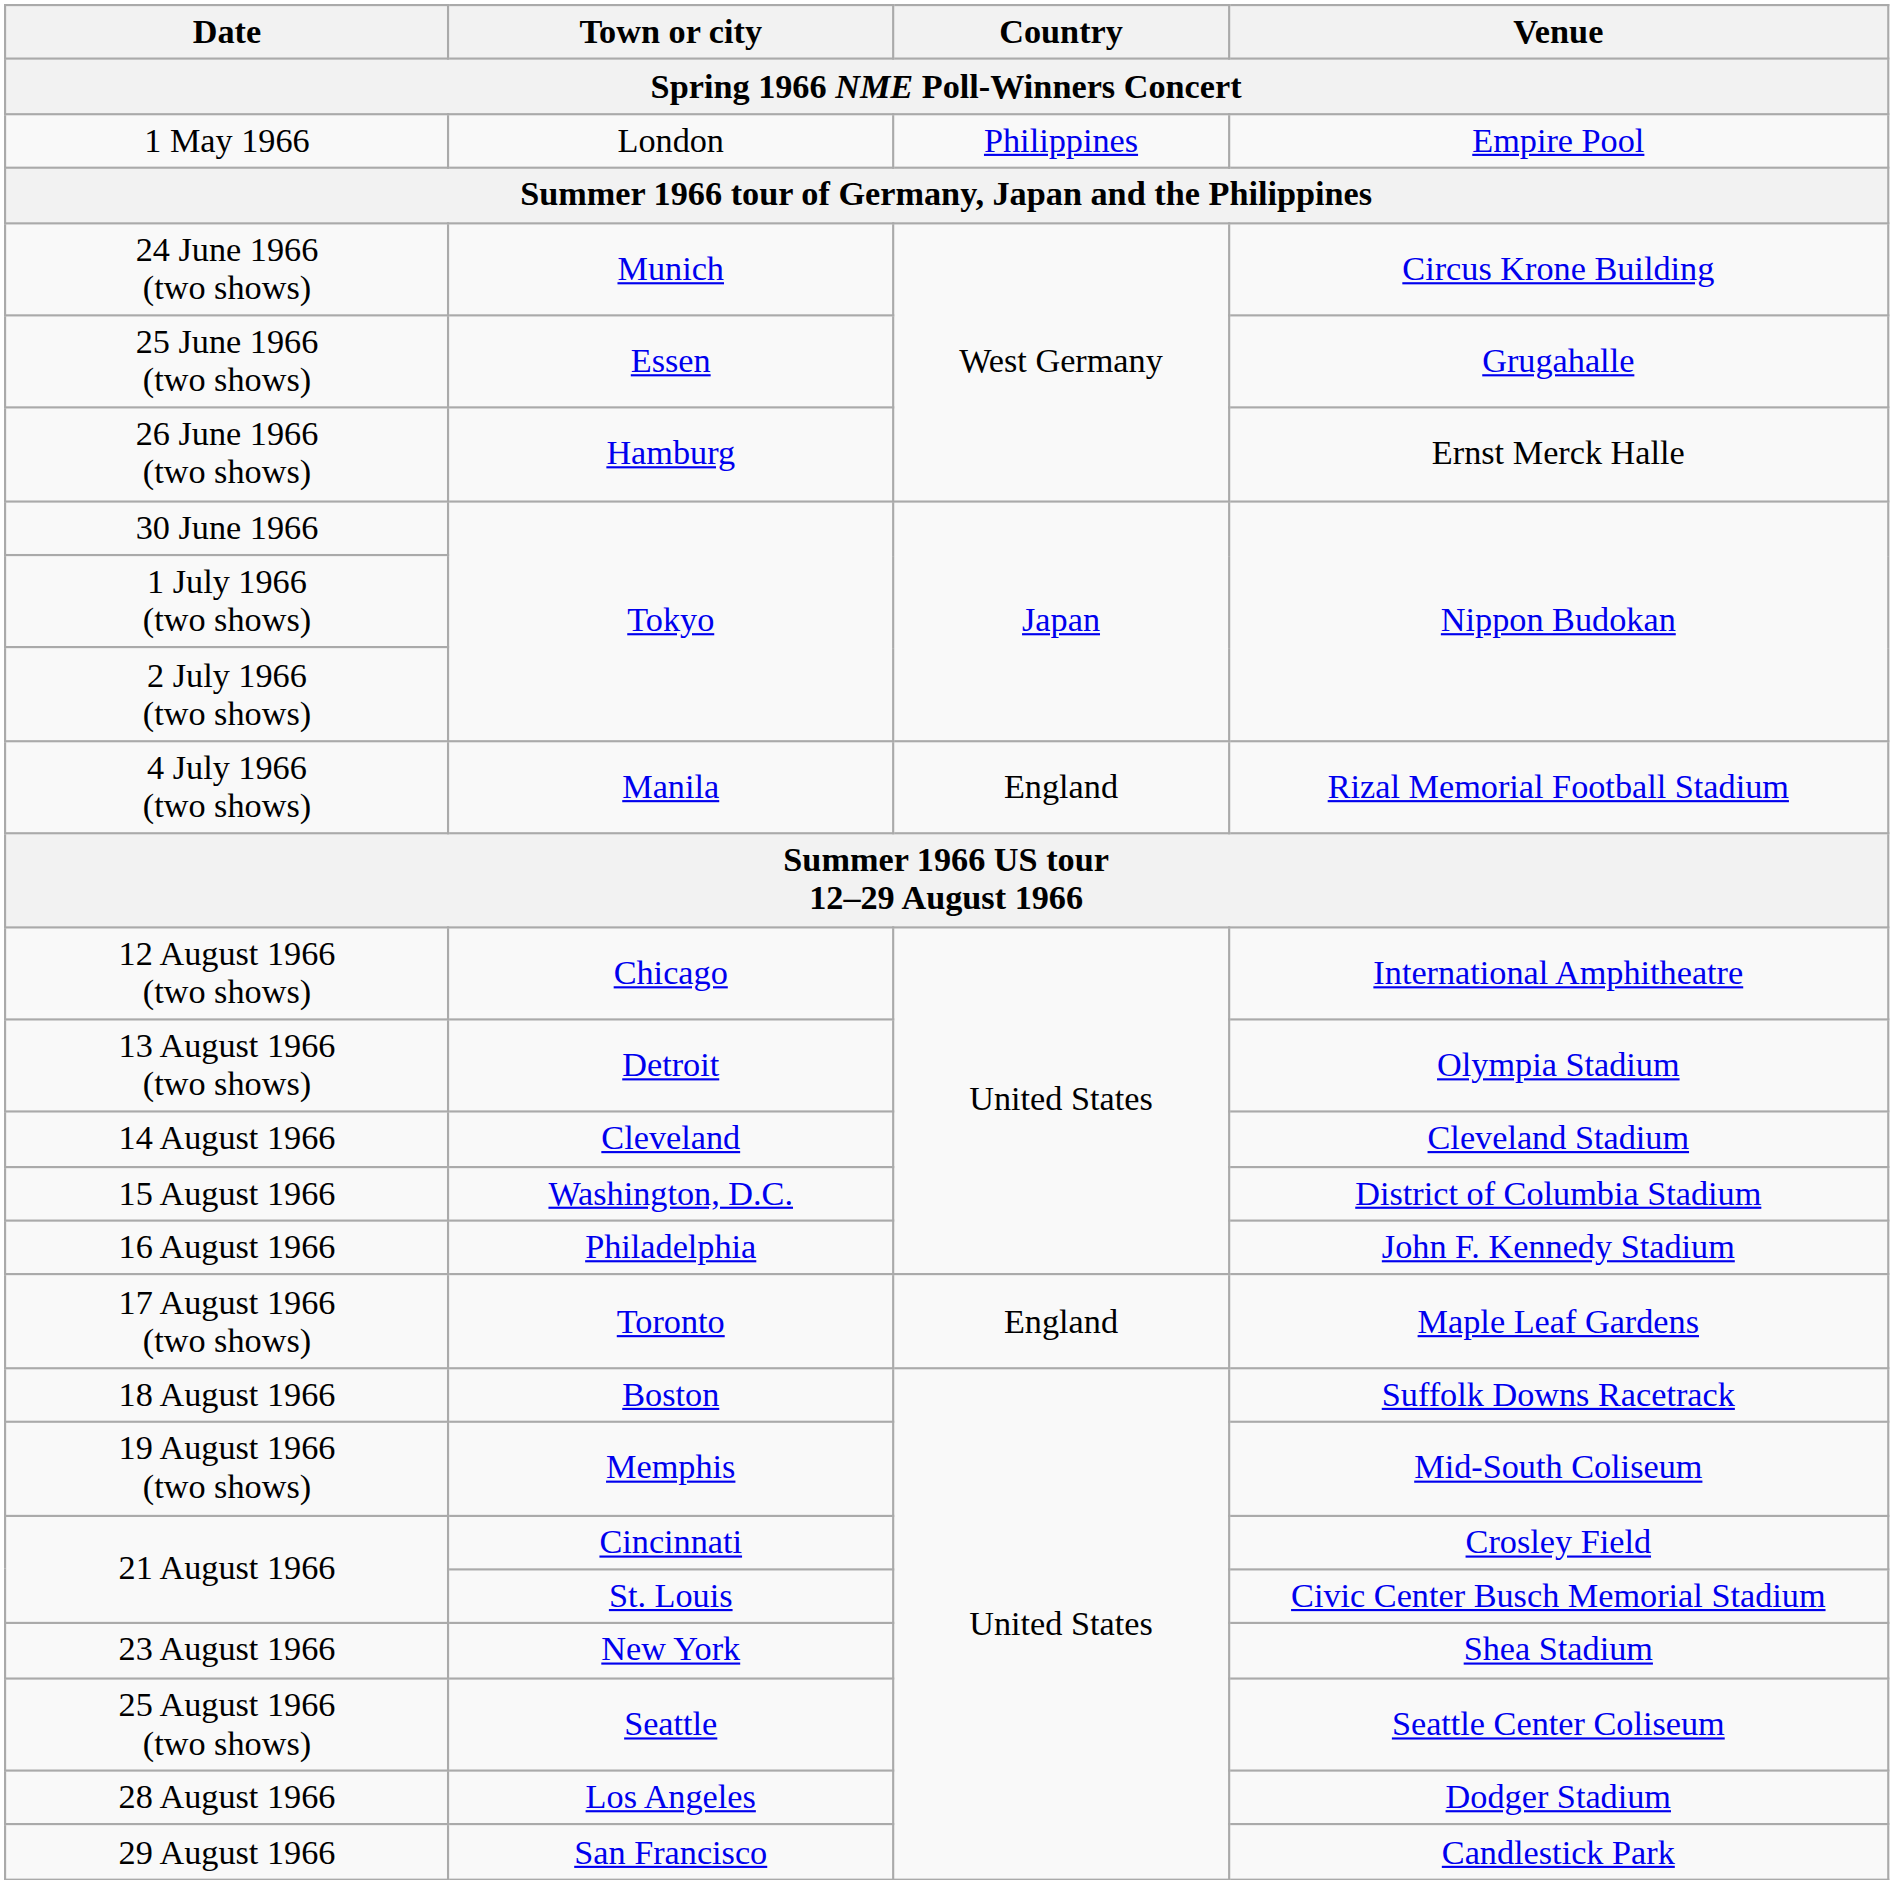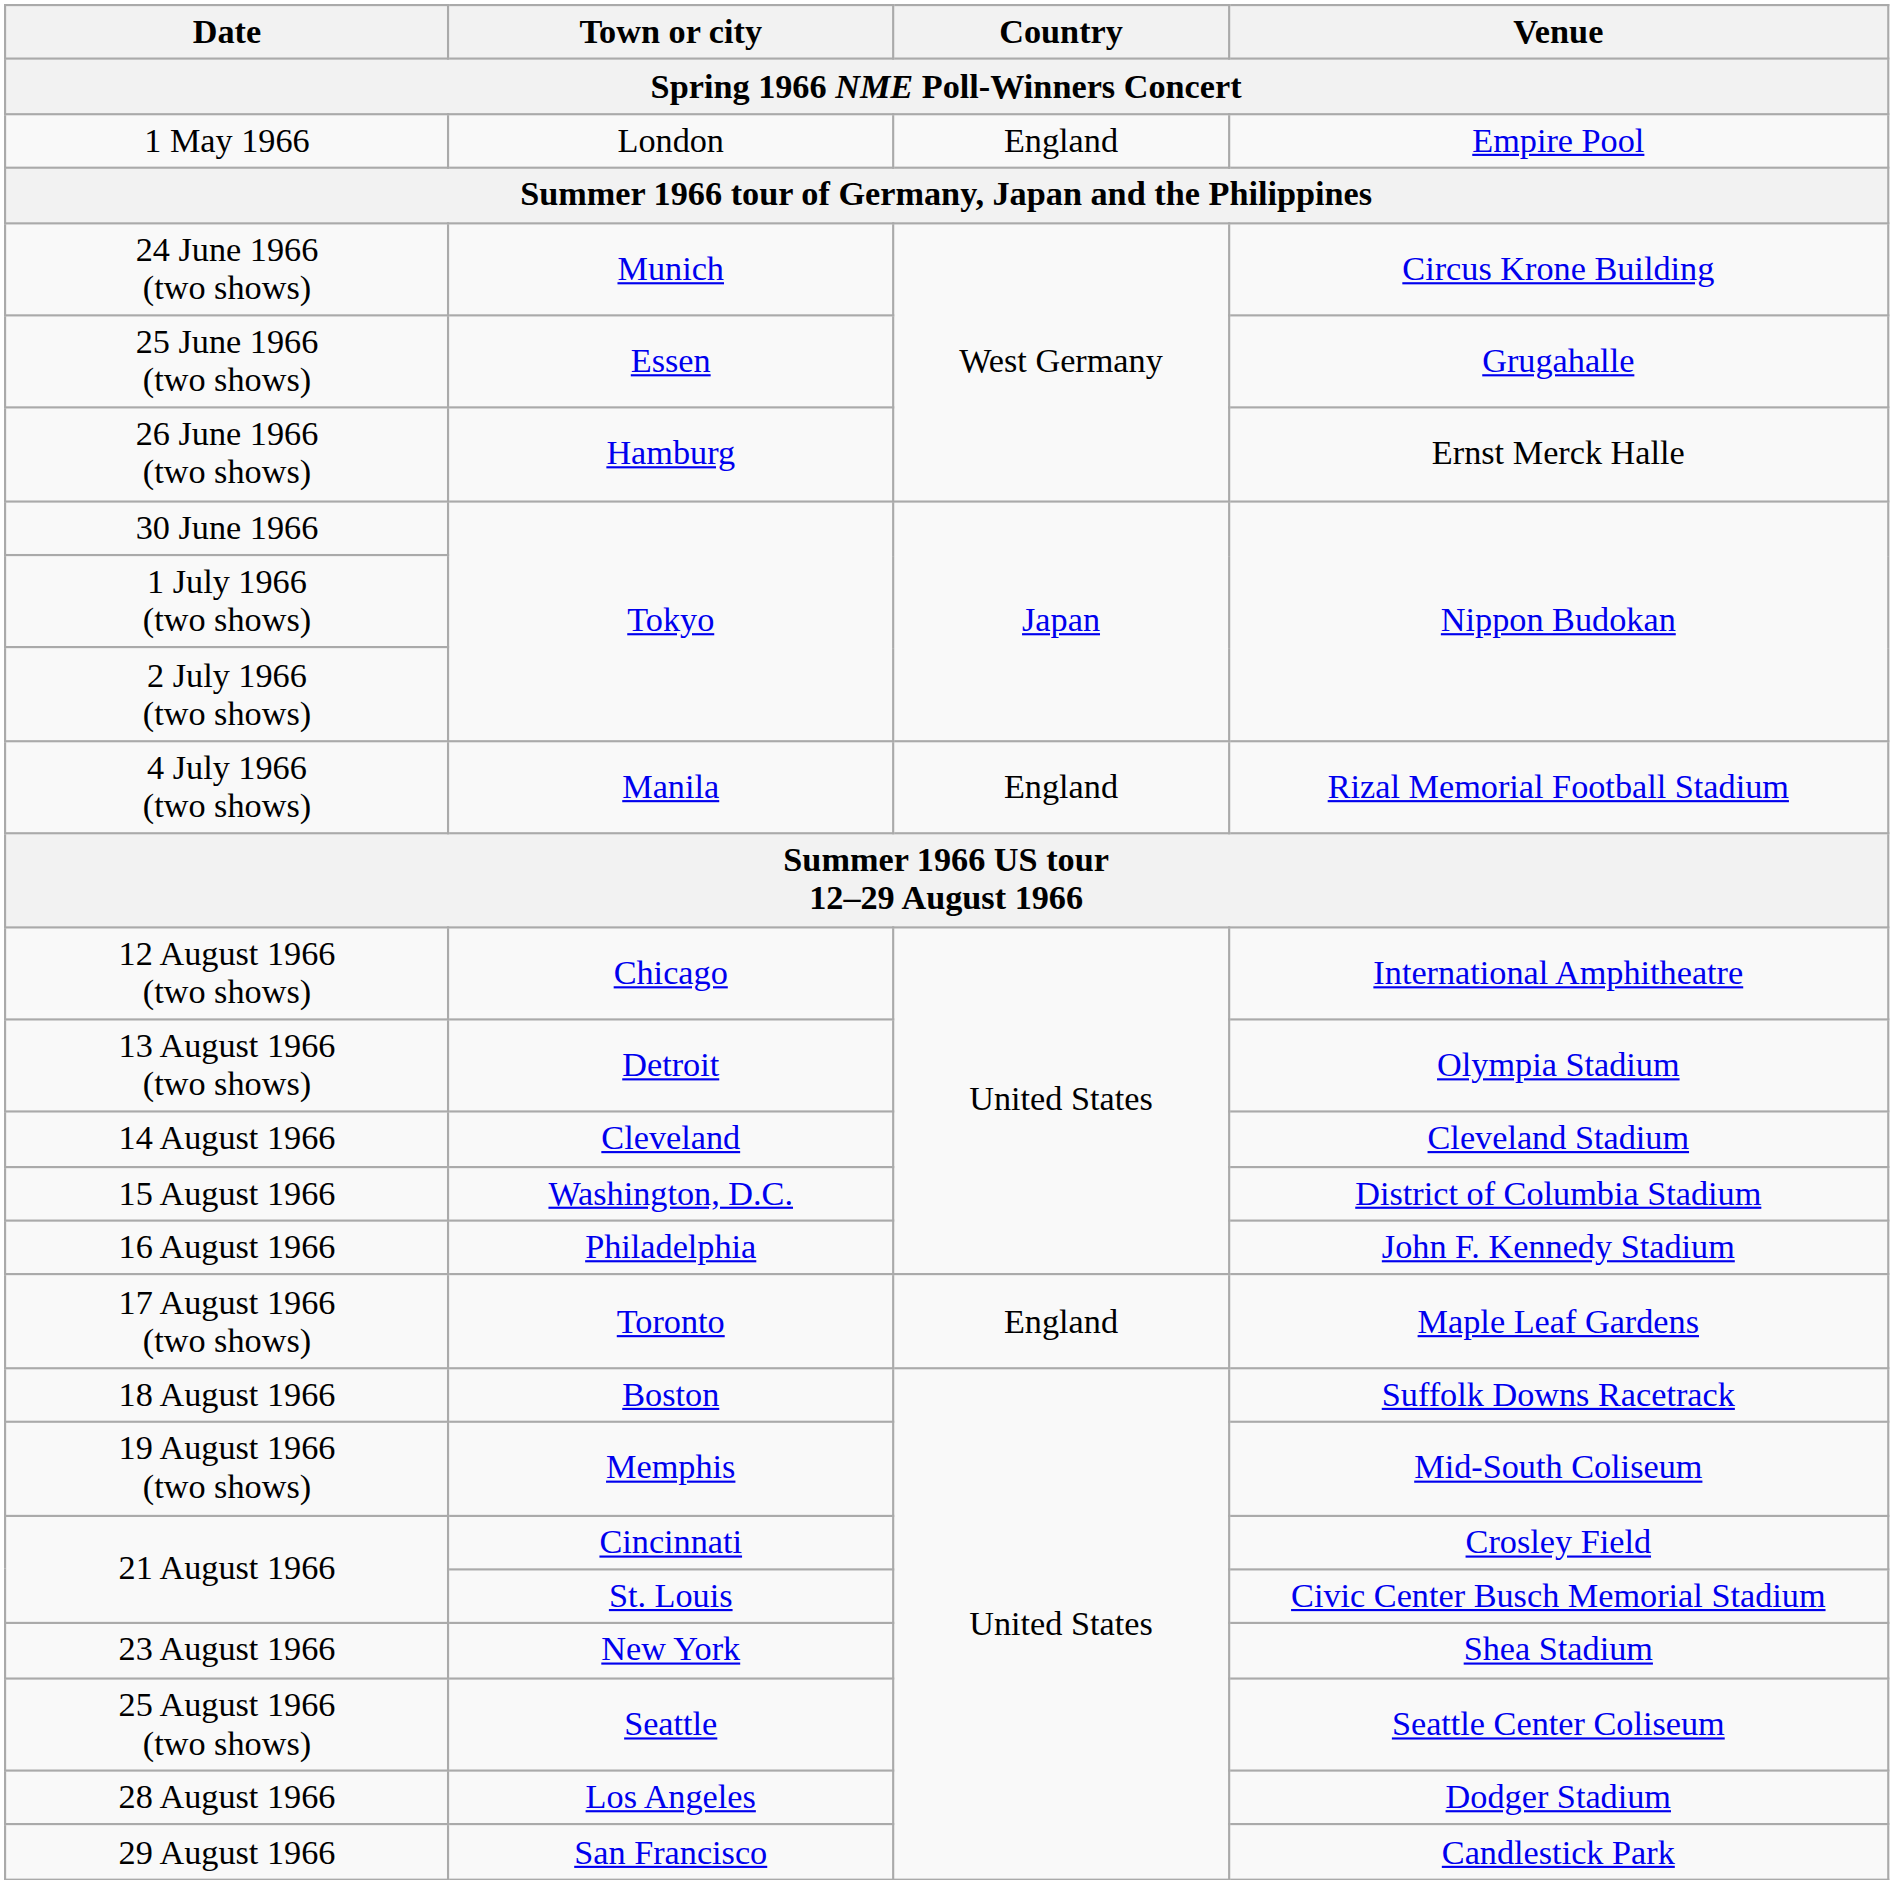(1061, 140) Philippines -> (1061, 140) England
